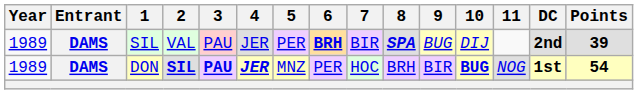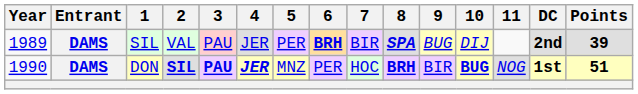(28, 68) 1989 -> (28, 68) 1990
(401, 68) normal -> (401, 68) bold
(599, 68) 54 -> (599, 68) 51
